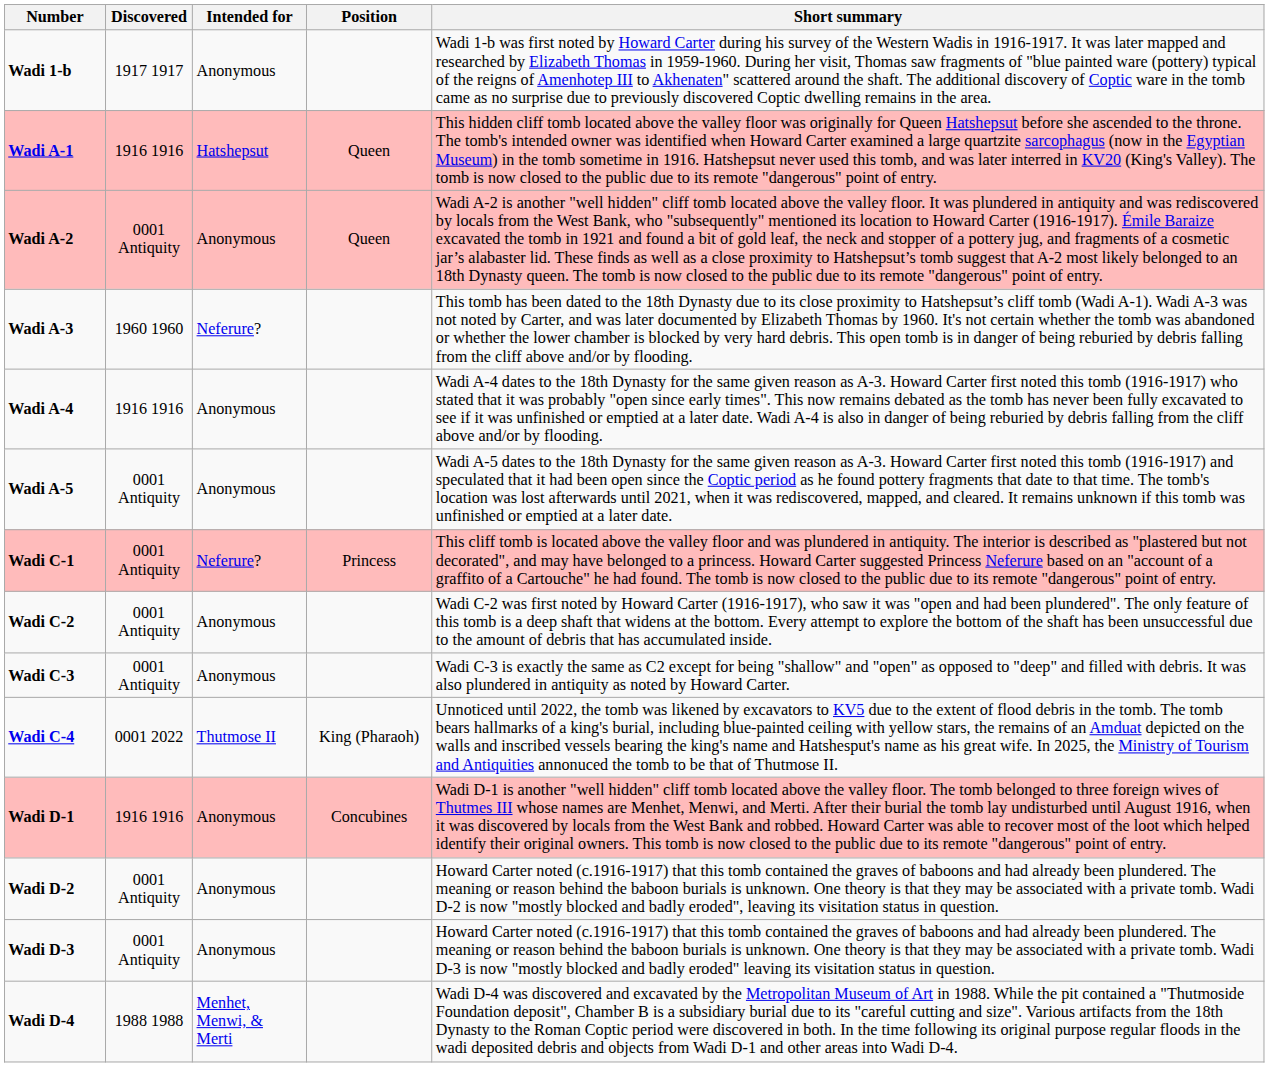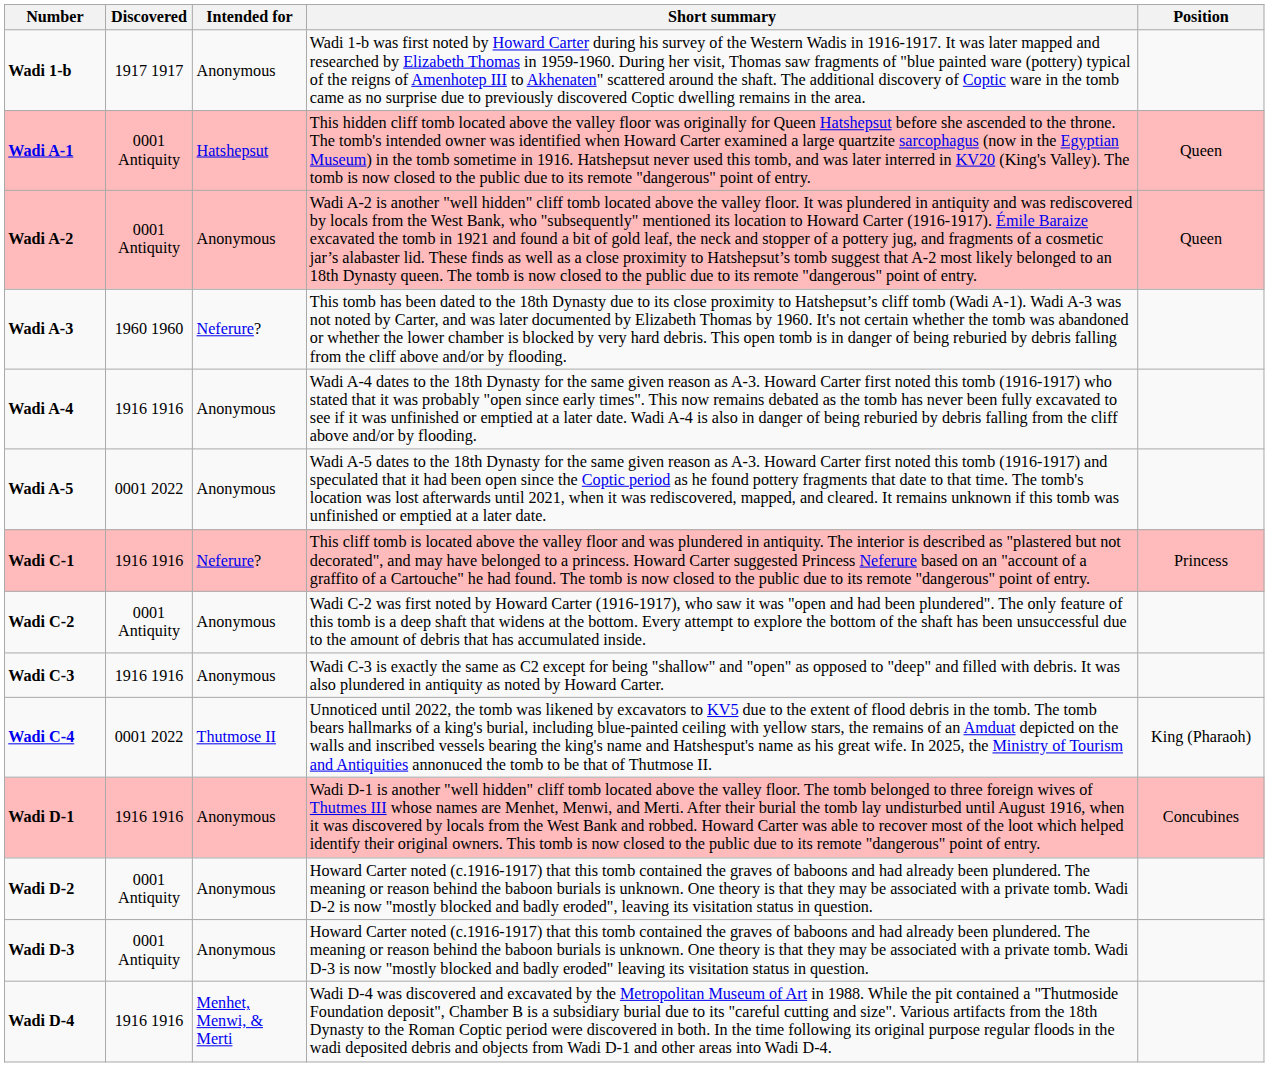columns swapped: (369, 17) <-> (848, 17)
(149, 150) 1916 1916 -> (149, 150) 0001 Antiquity
(149, 489) 0001 Antiquity -> (149, 489) 0001 2022
(149, 560) 0001 Antiquity -> (149, 560) 1916 1916
(149, 675) 0001 Antiquity -> (149, 675) 1916 1916
(149, 1021) 1988 1988 -> (149, 1021) 1916 1916
